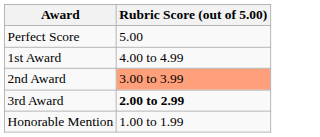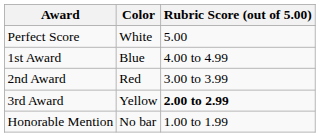+ column: (138, 15)
(151, 79) lightsalmon background -> (196, 79) no background
